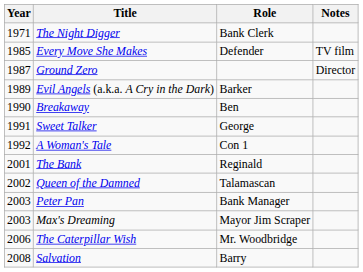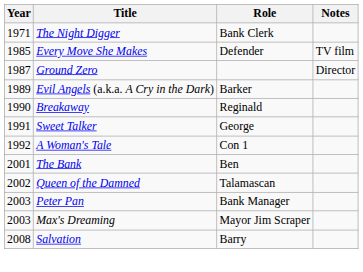(229, 107) Ben -> (241, 107) Reginald
(241, 164) Reginald -> (229, 164) Ben
- row: (86, 239)
